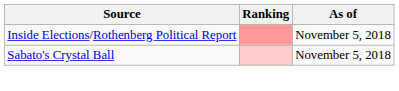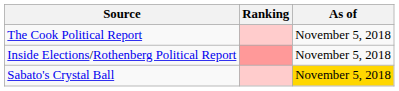+ row: (75, 34)
(343, 55) no background -> (343, 75) gold background
